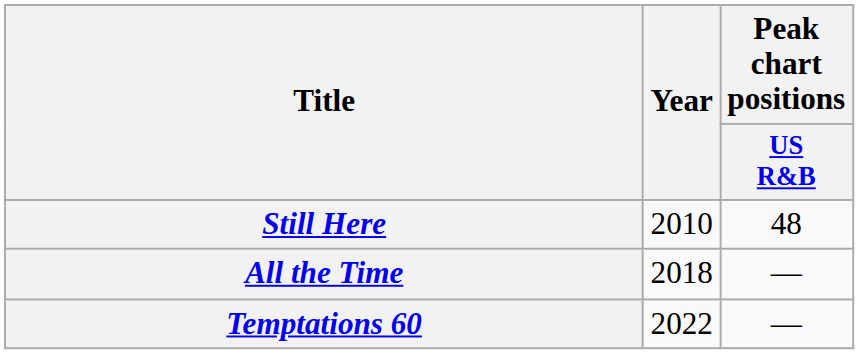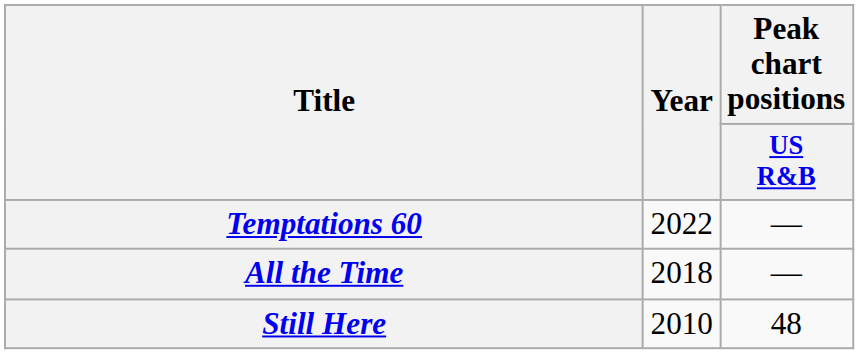rows swapped: (324, 223) <-> (324, 322)
